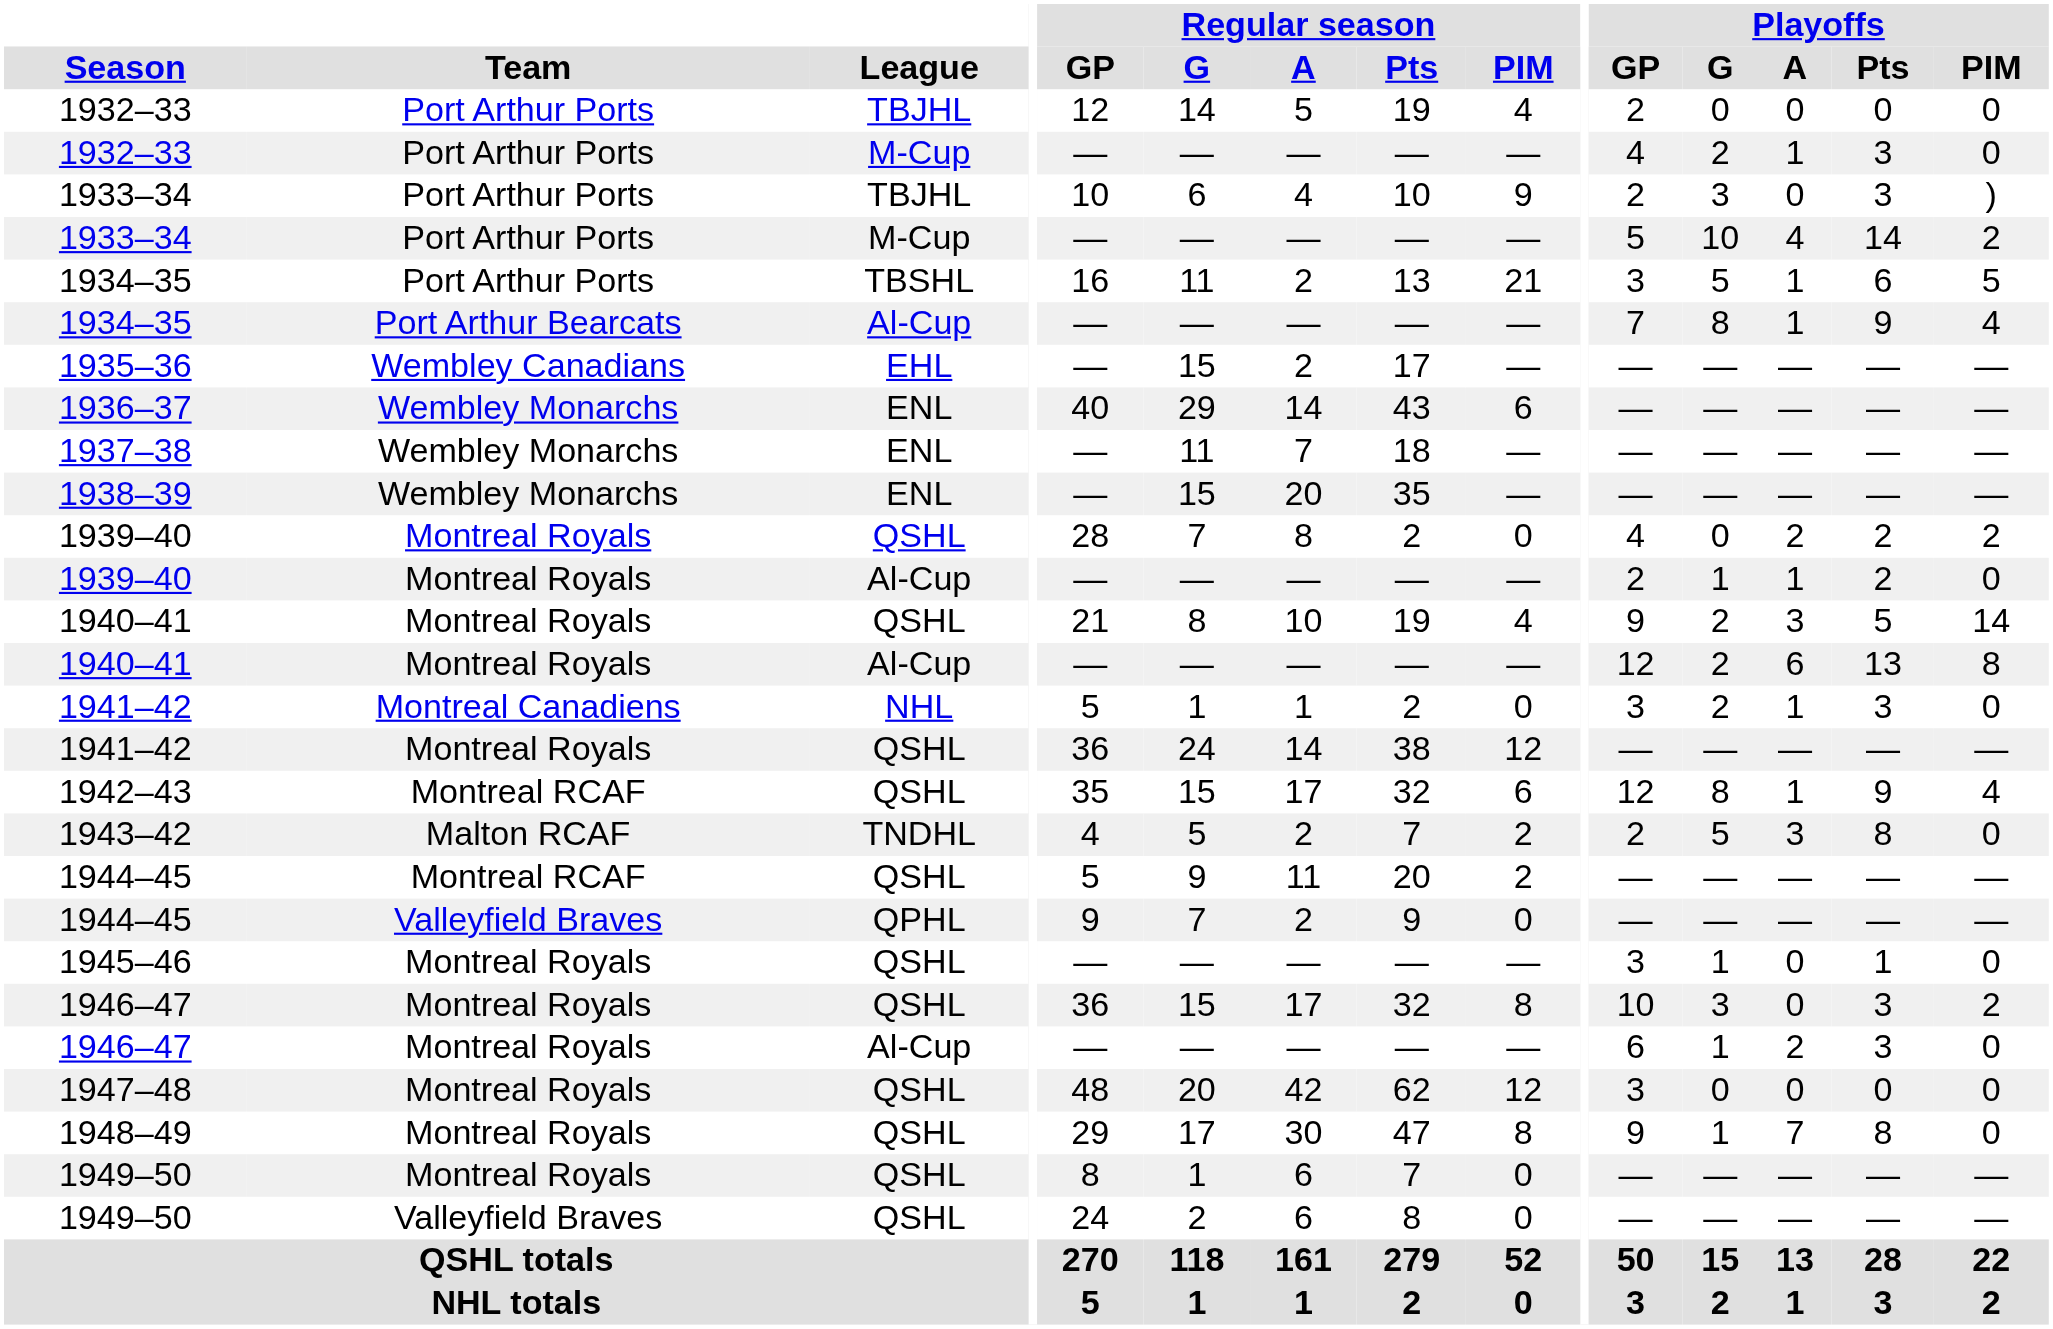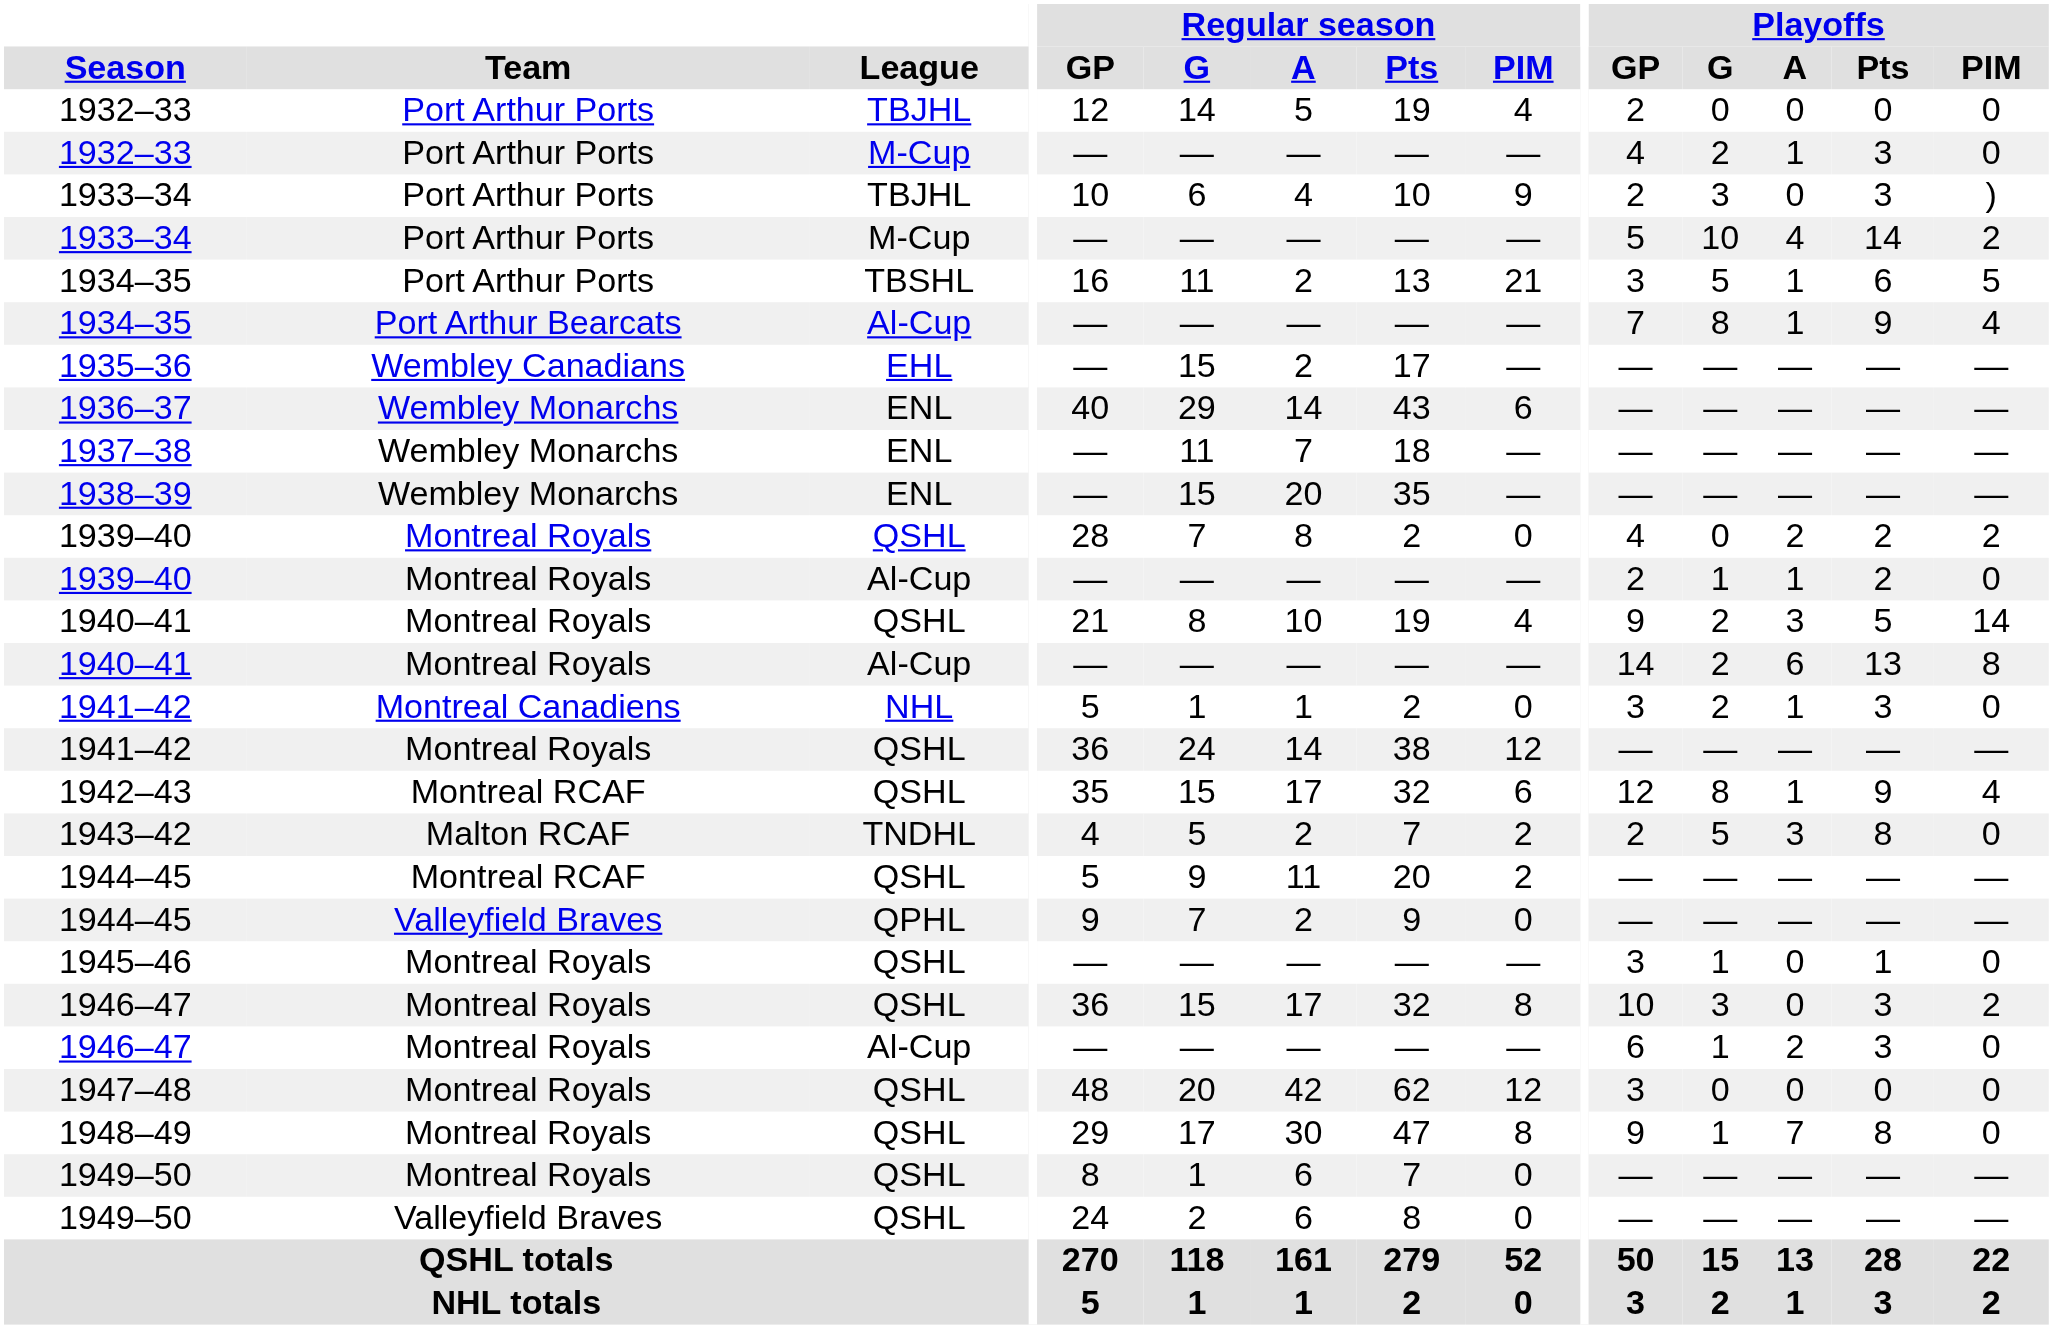(1636, 663) 12 -> (1636, 663) 14
